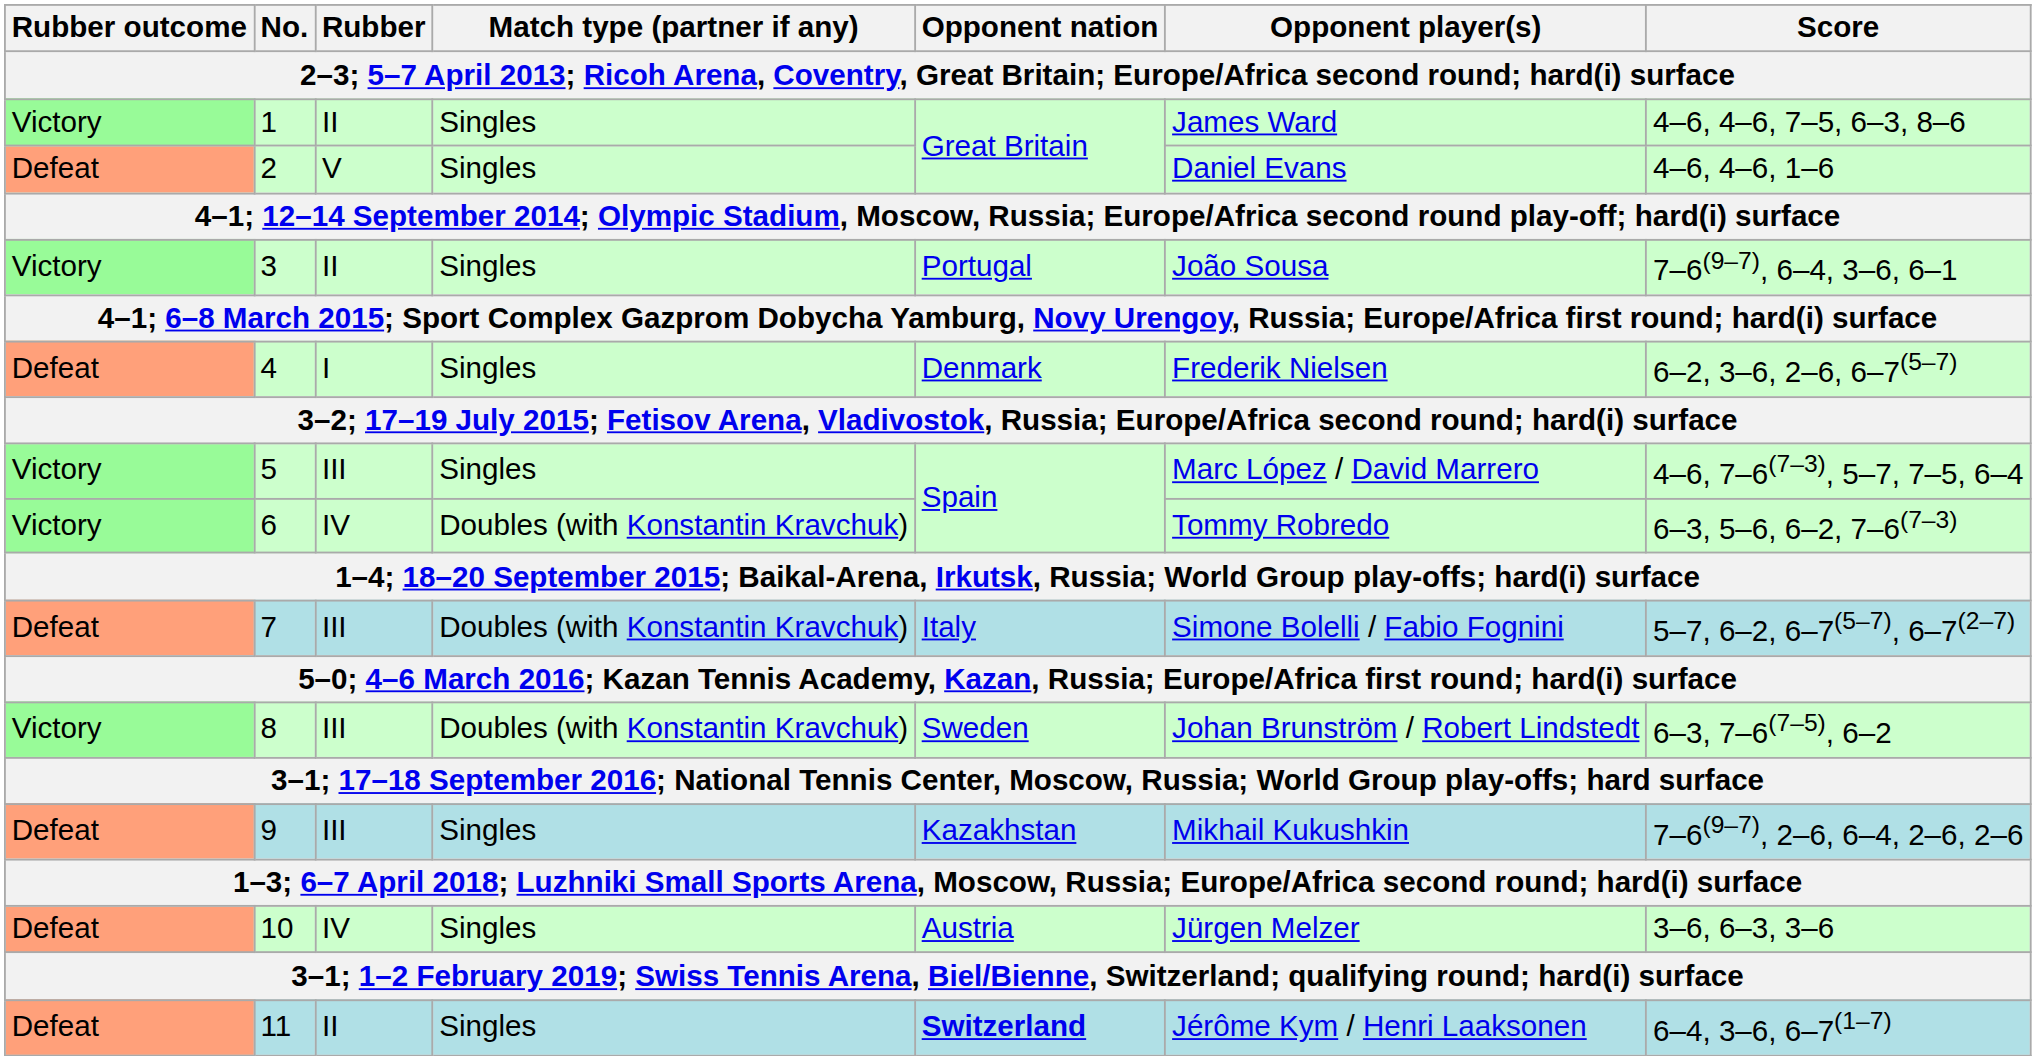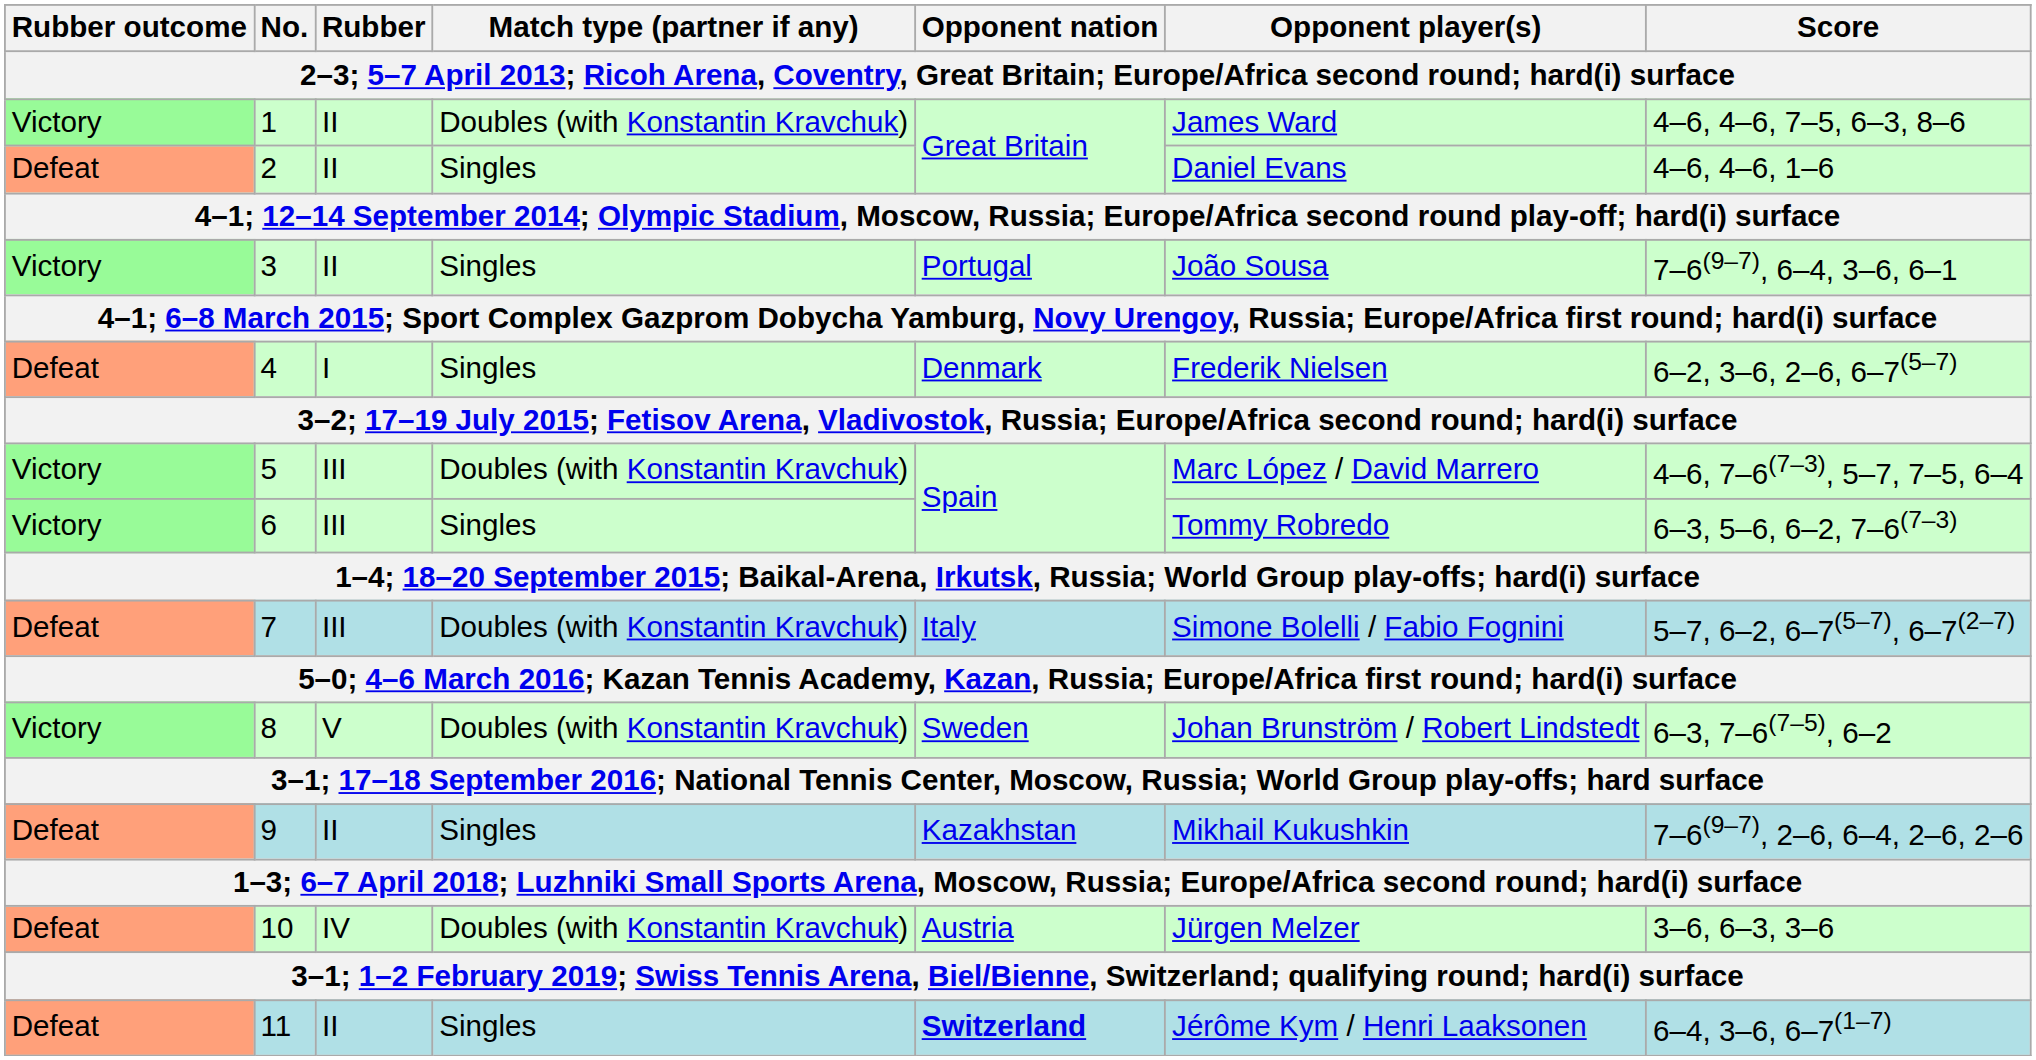(488, 121) Singles -> (674, 121) Doubles (with Konstantin Kravchuk)
(332, 168) V -> (330, 168) II
(488, 470) Singles -> (674, 470) Doubles (with Konstantin Kravchuk)
(336, 525) IV -> (334, 525) III
(674, 525) Doubles (with Konstantin Kravchuk) -> (488, 525) Singles
(334, 729) III -> (332, 729) V
(334, 831) III -> (330, 831) II
(488, 929) Singles -> (674, 929) Doubles (with Konstantin Kravchuk)
